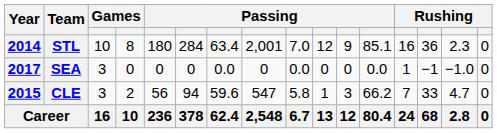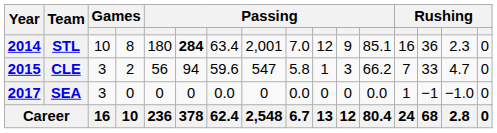(191, 46) normal -> (191, 46) bold
rows swapped: (66, 92) <-> (66, 69)
